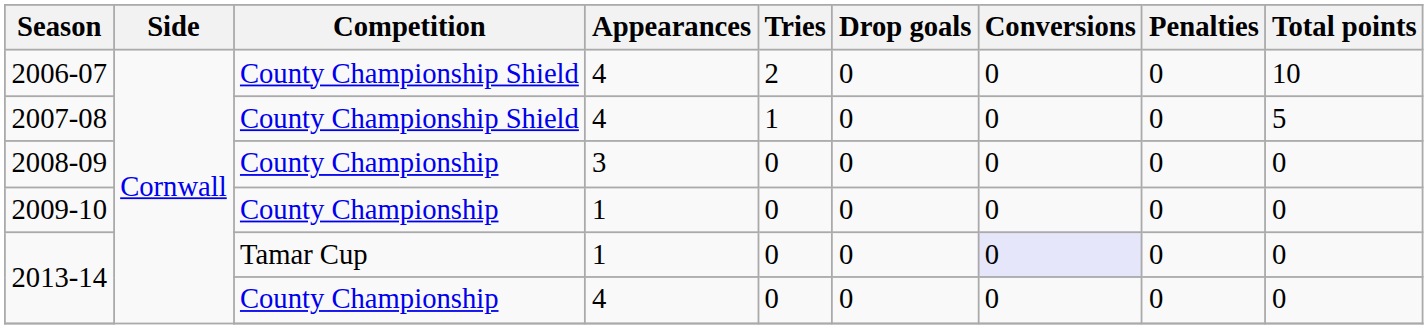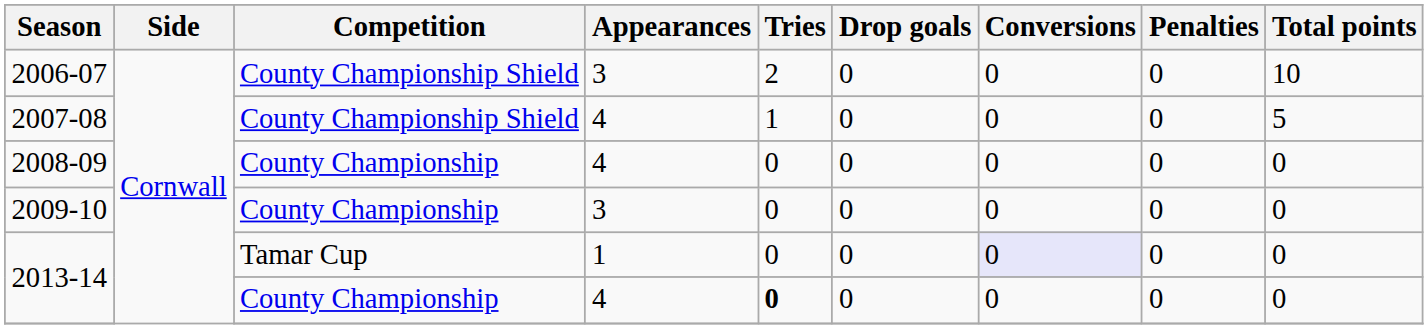(599, 72) 4 -> (599, 72) 3
(599, 163) 3 -> (599, 163) 4
(599, 208) 1 -> (599, 208) 3
(772, 299) normal -> (772, 299) bold
